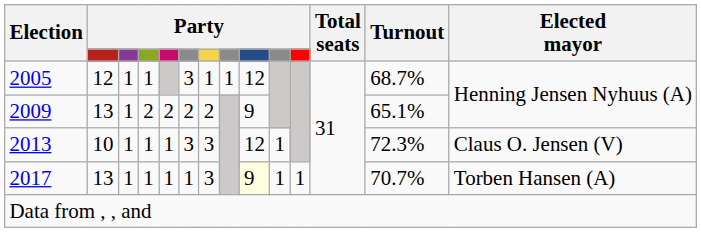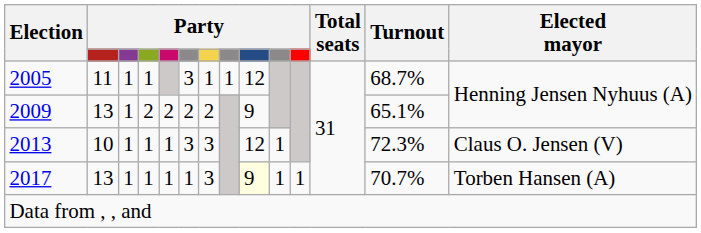(103, 77) 12 -> (103, 77) 11
